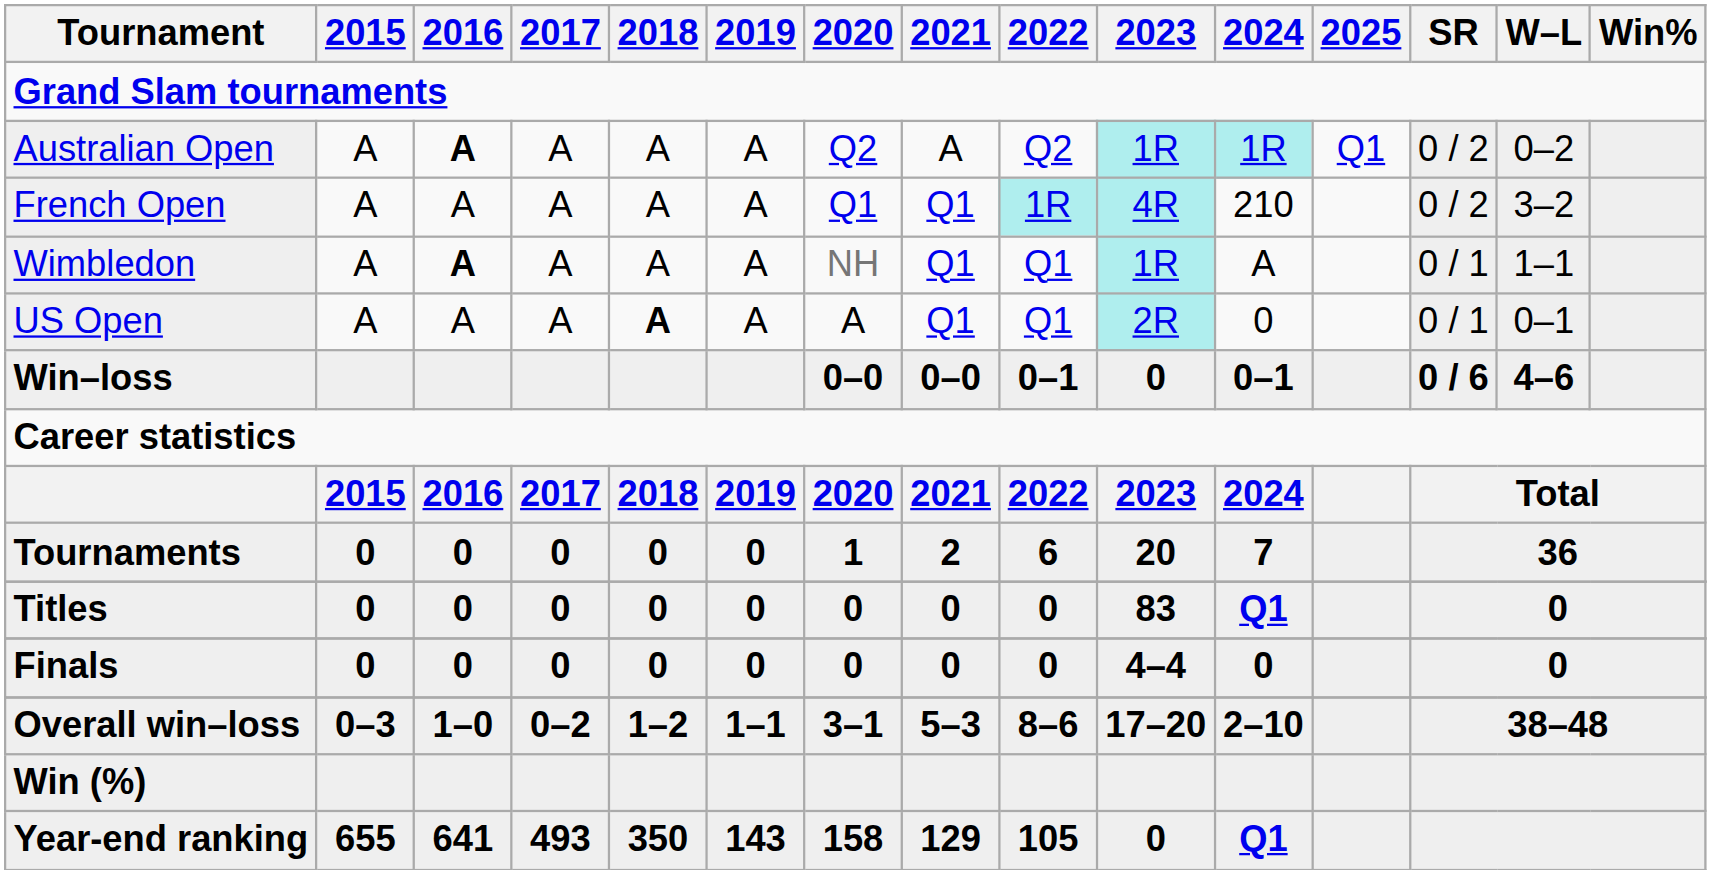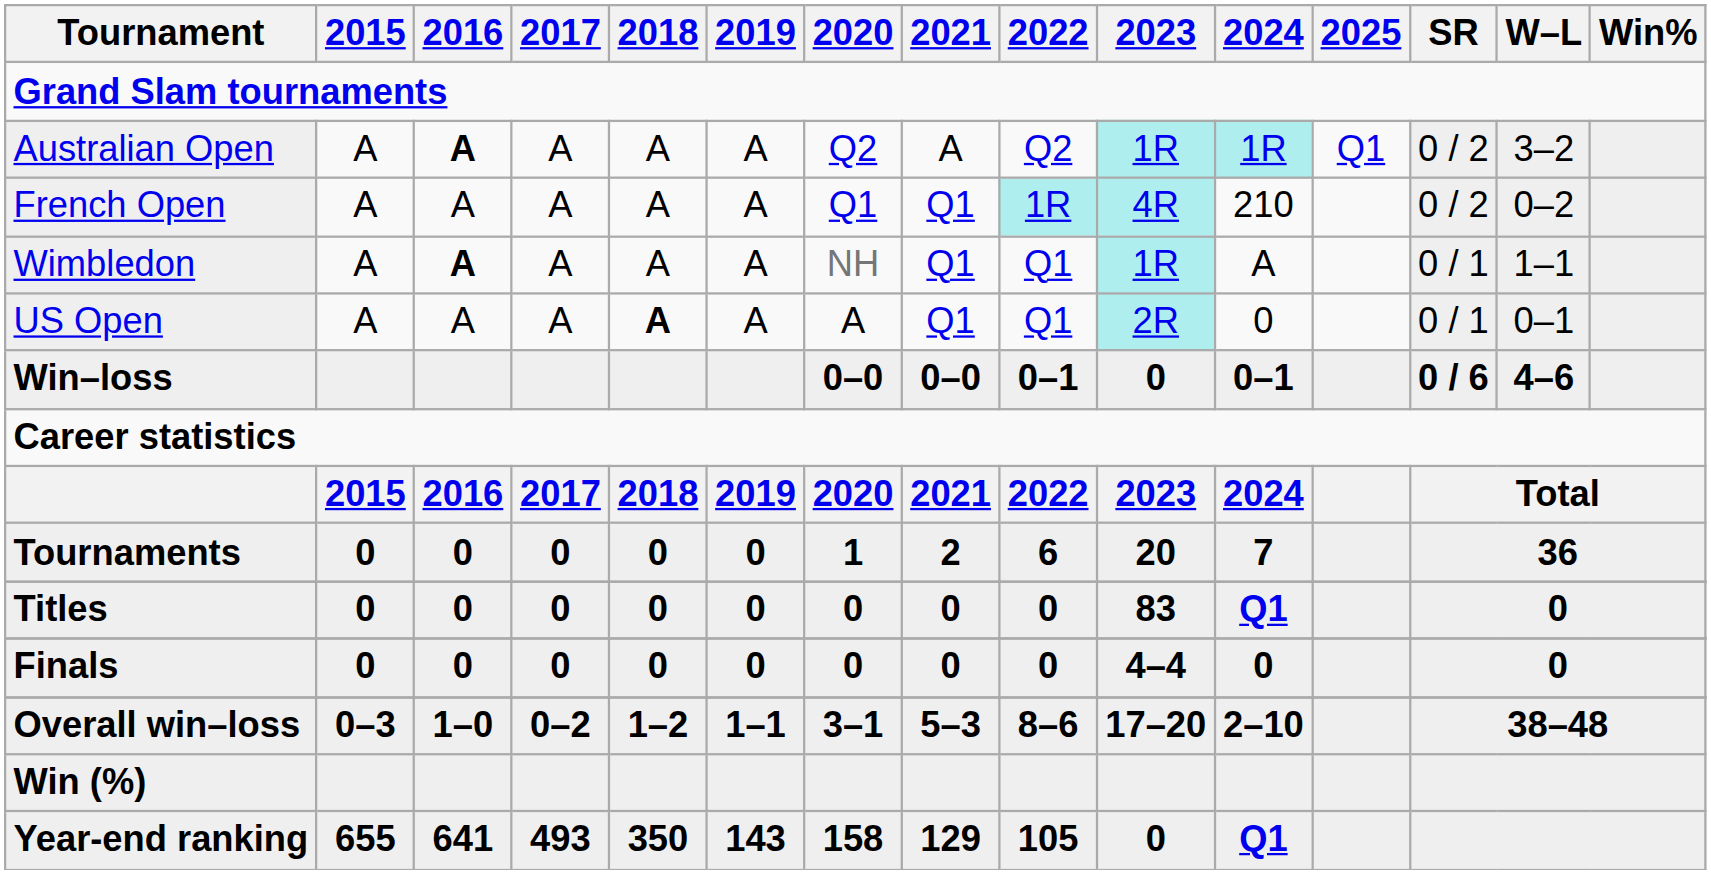(1544, 148) 0–2 -> (1544, 148) 3–2
(1544, 206) 3–2 -> (1544, 206) 0–2
